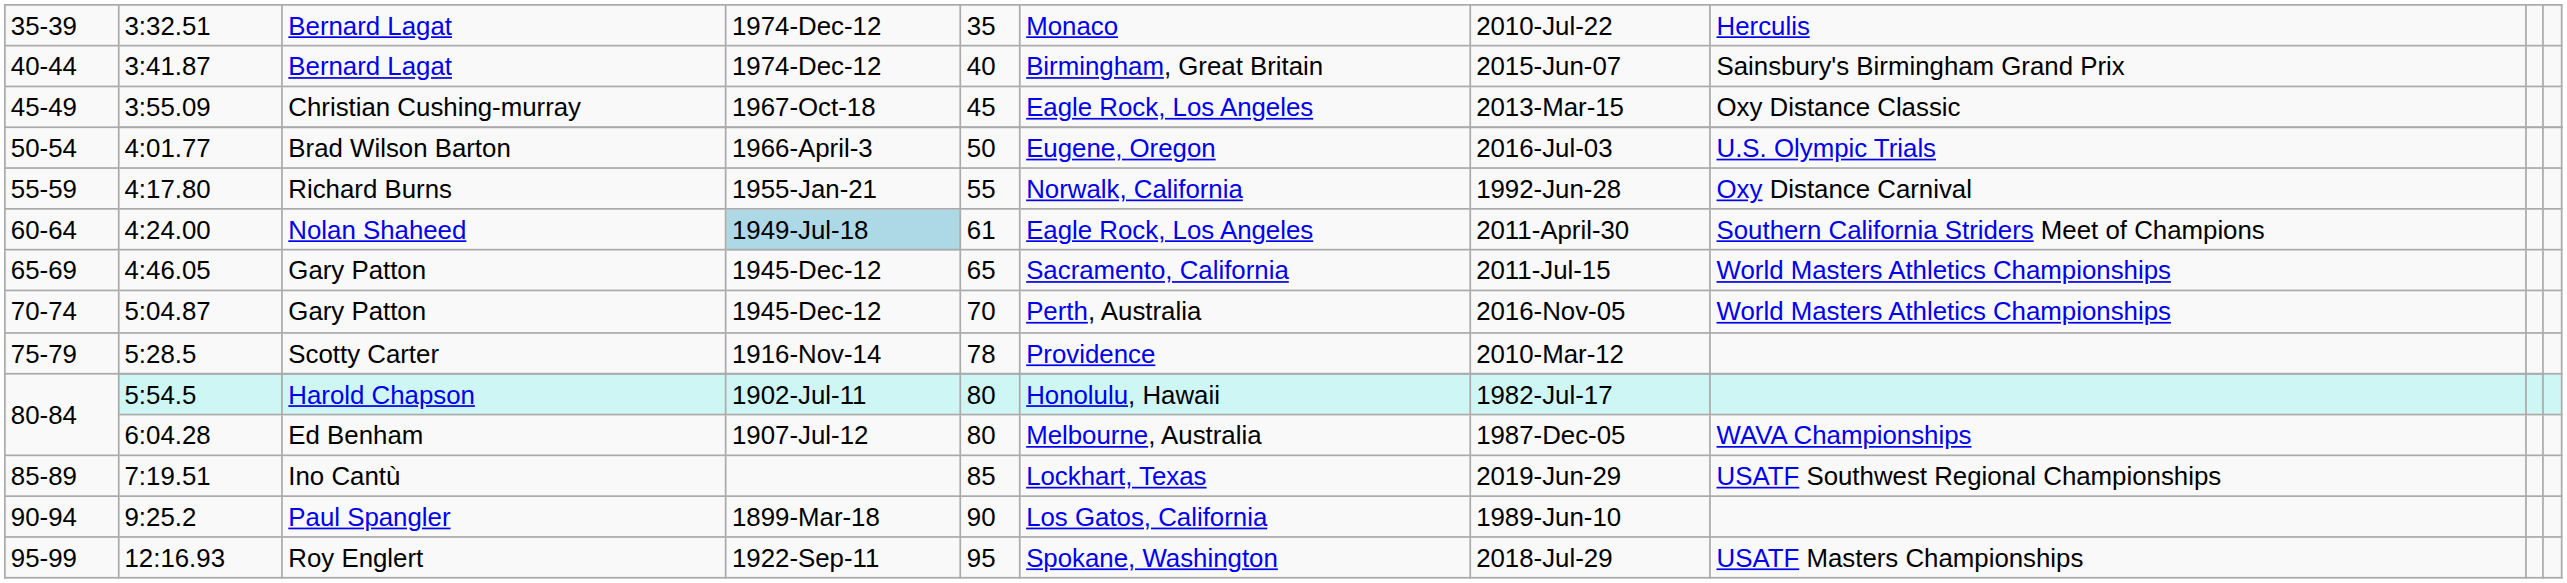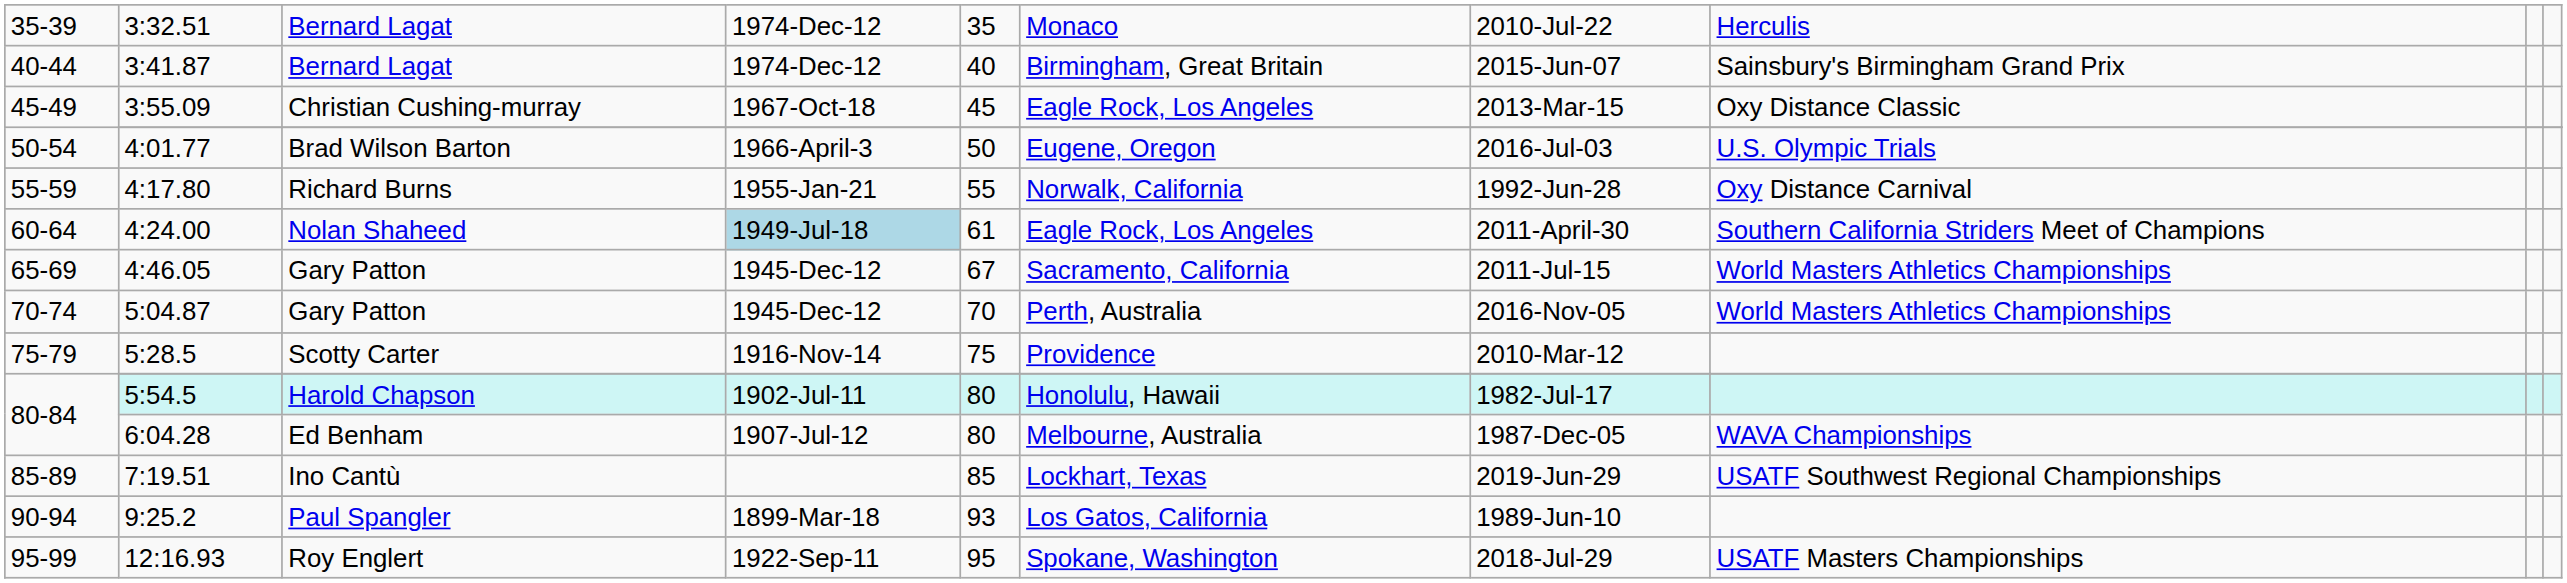(981, 271) 65 -> (981, 271) 67
(981, 353) 78 -> (981, 353) 75
(981, 516) 90 -> (981, 516) 93
